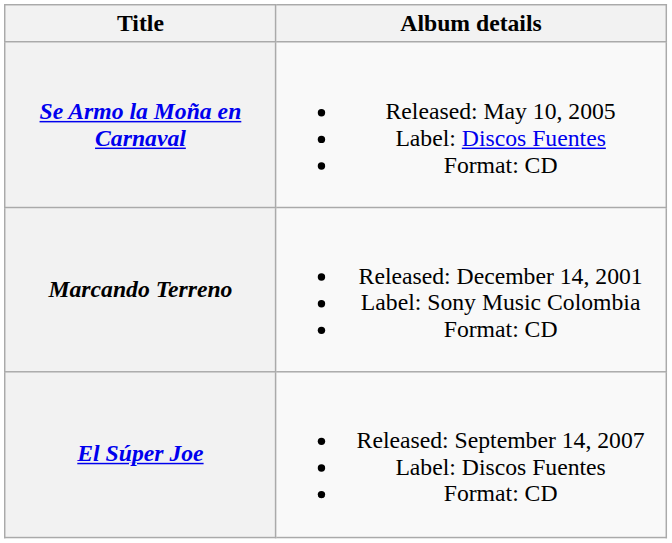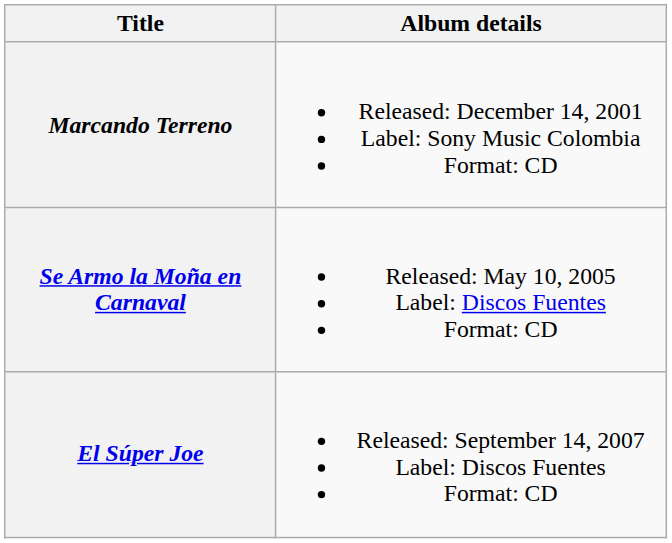rows swapped: (140, 289) <-> (140, 124)
